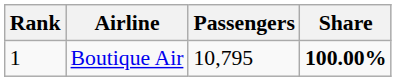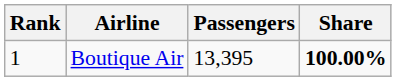(223, 58) 10,795 -> (223, 58) 13,395
